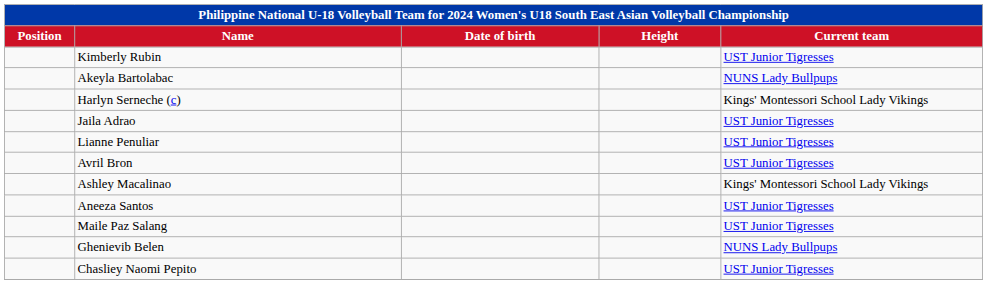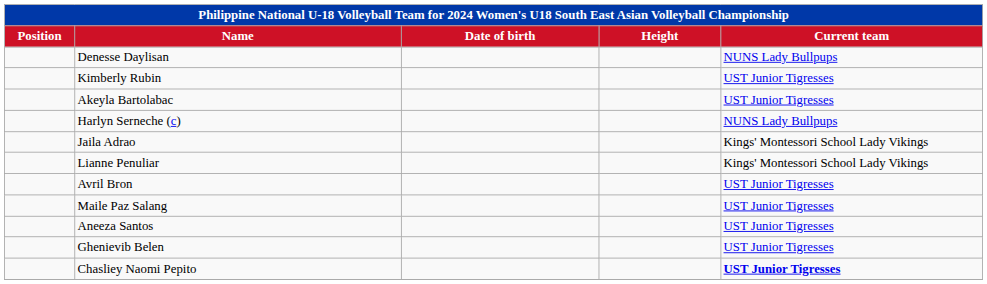+ row: (123, 57)
(780, 78) NUNS Lady Bullpups -> (779, 100) UST Junior Tigresses
(826, 100) Kings' Montessori School Lady Vikings -> (780, 121) NUNS Lady Bullpups
(779, 121) UST Junior Tigresses -> (826, 142) Kings' Montessori School Lady Vikings
(779, 142) UST Junior Tigresses -> (826, 163) Kings' Montessori School Lady Vikings
- row: (124, 184)
rows swapped: (122, 226) <-> (115, 205)
(780, 247) NUNS Lady Bullpups -> (779, 247) UST Junior Tigresses
(779, 269) normal -> (782, 269) bold
